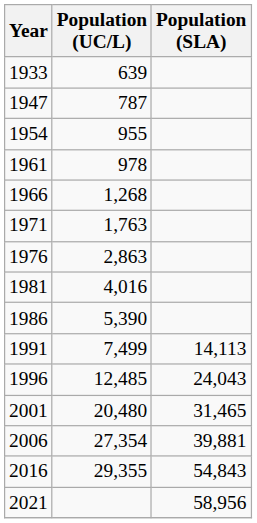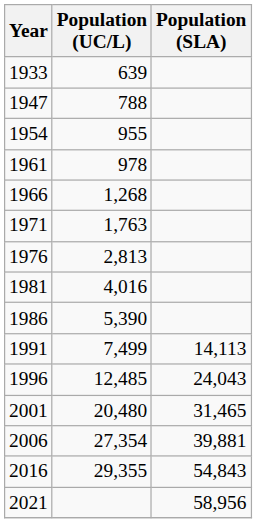(133, 103) 787 -> (133, 103) 788
(125, 256) 2,863 -> (125, 256) 2,813
